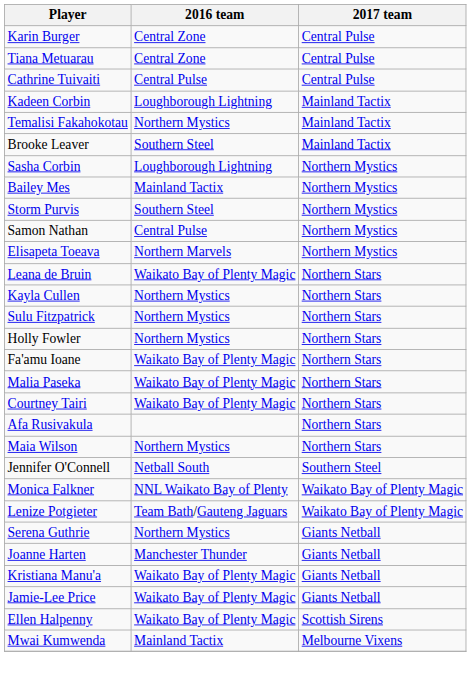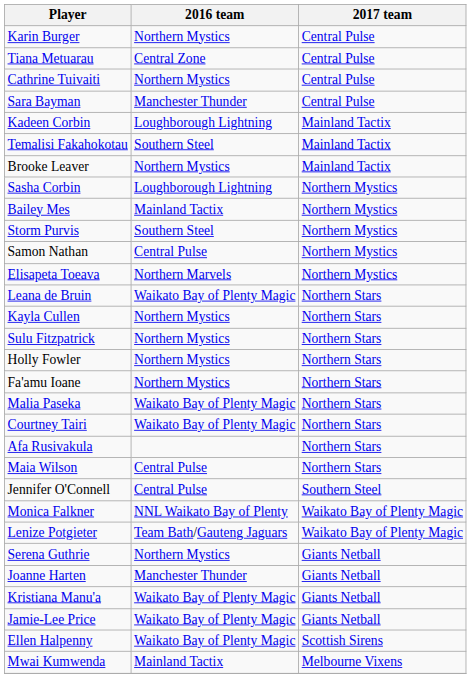(170, 36) Central Zone -> (182, 36) Northern Mystics
(171, 79) Central Pulse -> (182, 79) Northern Mystics
+ row: (44, 101)
(182, 123) Northern Mystics -> (174, 144) Southern Steel
(174, 144) Southern Steel -> (182, 166) Northern Mystics
(215, 360) Waikato Bay of Plenty Magic -> (182, 381) Northern Mystics
(182, 446) Northern Mystics -> (171, 468) Central Pulse
(172, 468) Netball South -> (171, 489) Central Pulse
